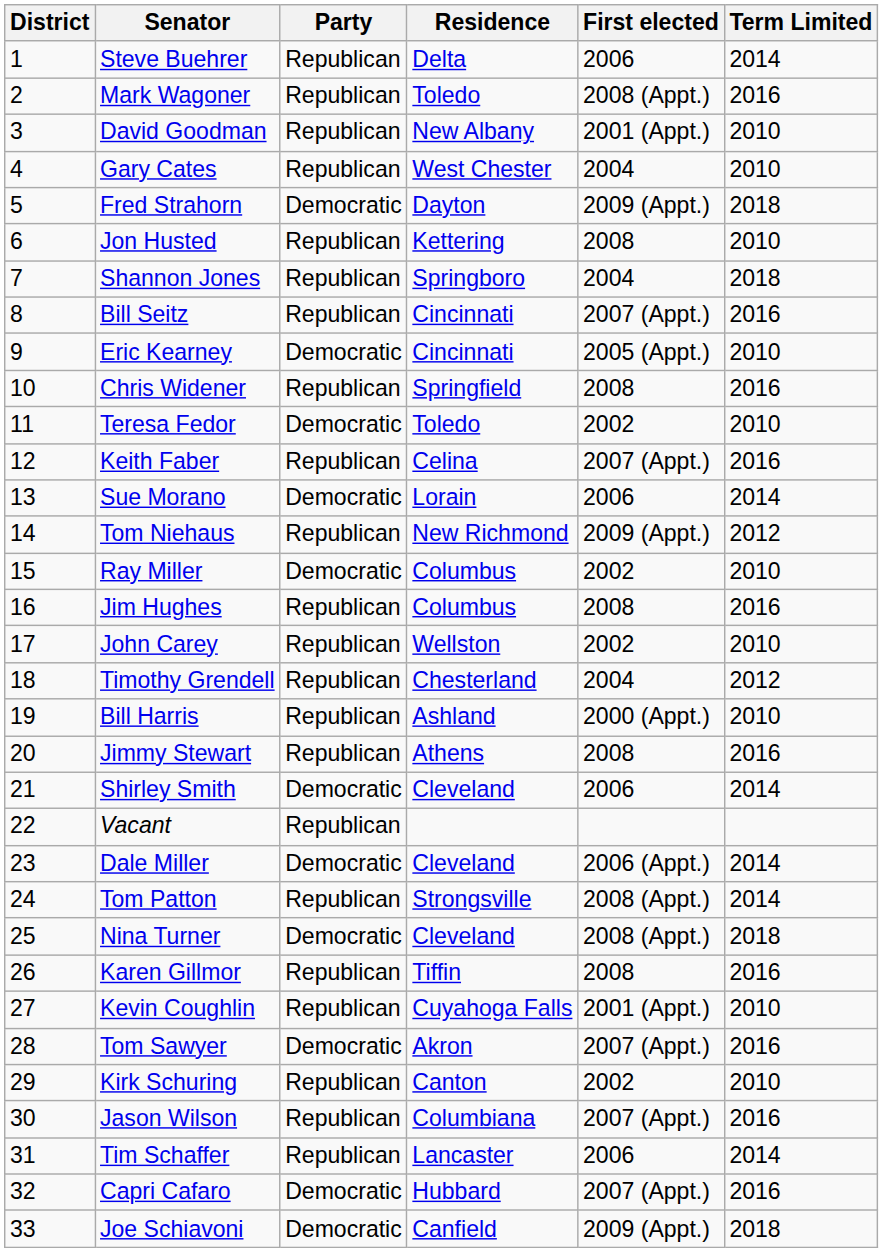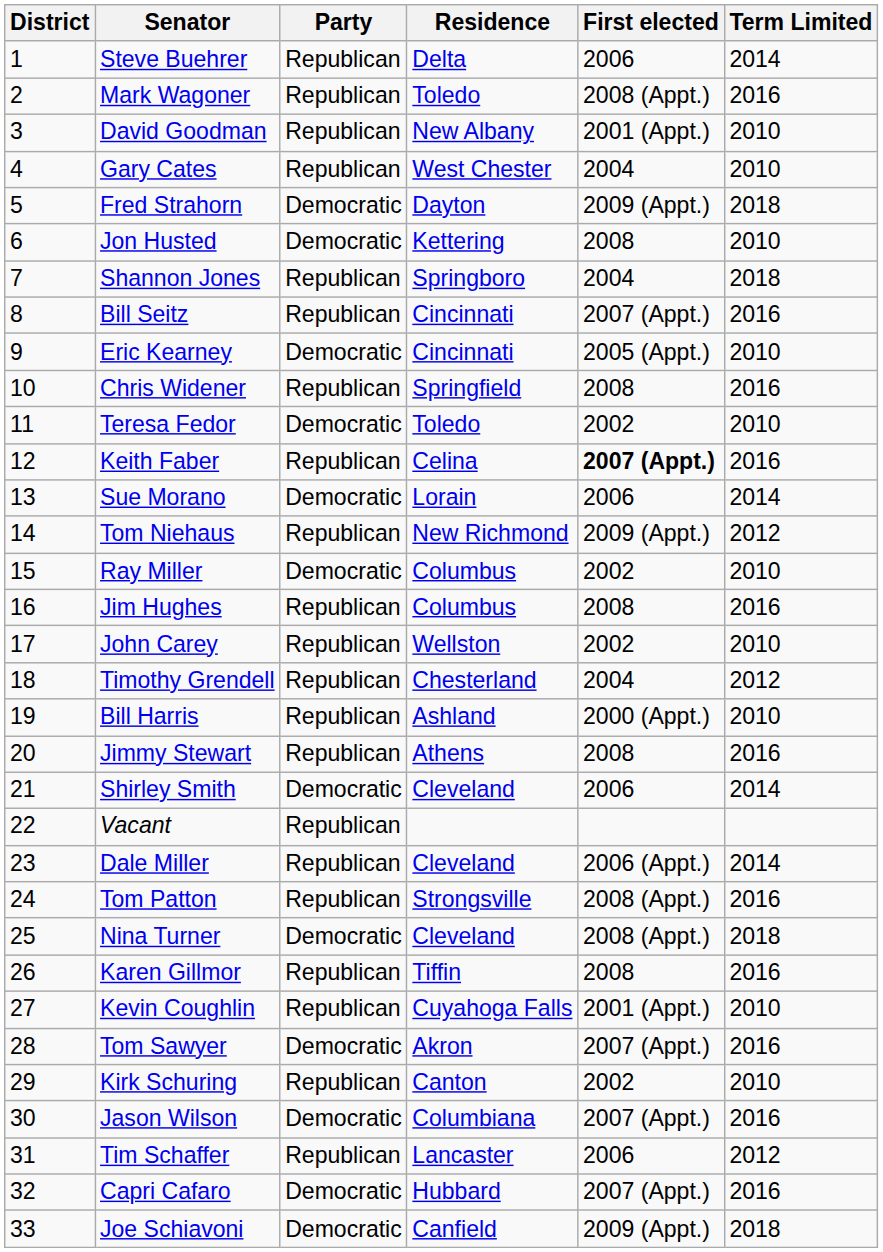(343, 242) Republican -> (343, 242) Democratic
(646, 461) normal -> (649, 461) bold
(343, 863) Democratic -> (343, 863) Republican
(755, 899) 2014 -> (755, 899) 2016
(343, 1118) Republican -> (343, 1118) Democratic
(755, 1155) 2014 -> (755, 1155) 2012
